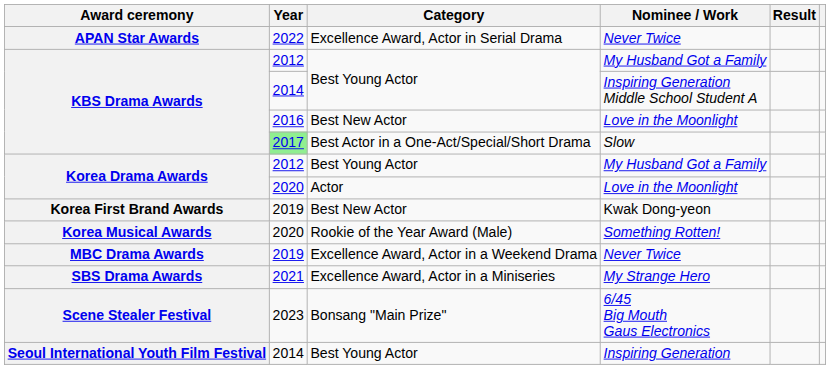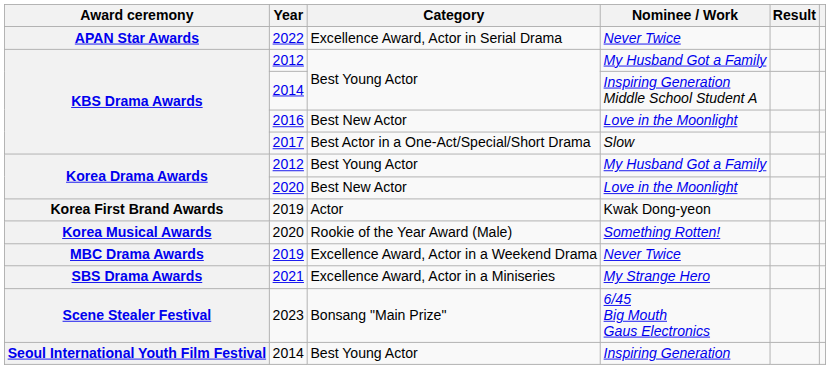(288, 143) lightgreen background -> (288, 143) no background
(327, 187) Actor -> (359, 187) Best New Actor
(359, 210) Best New Actor -> (327, 210) Actor
